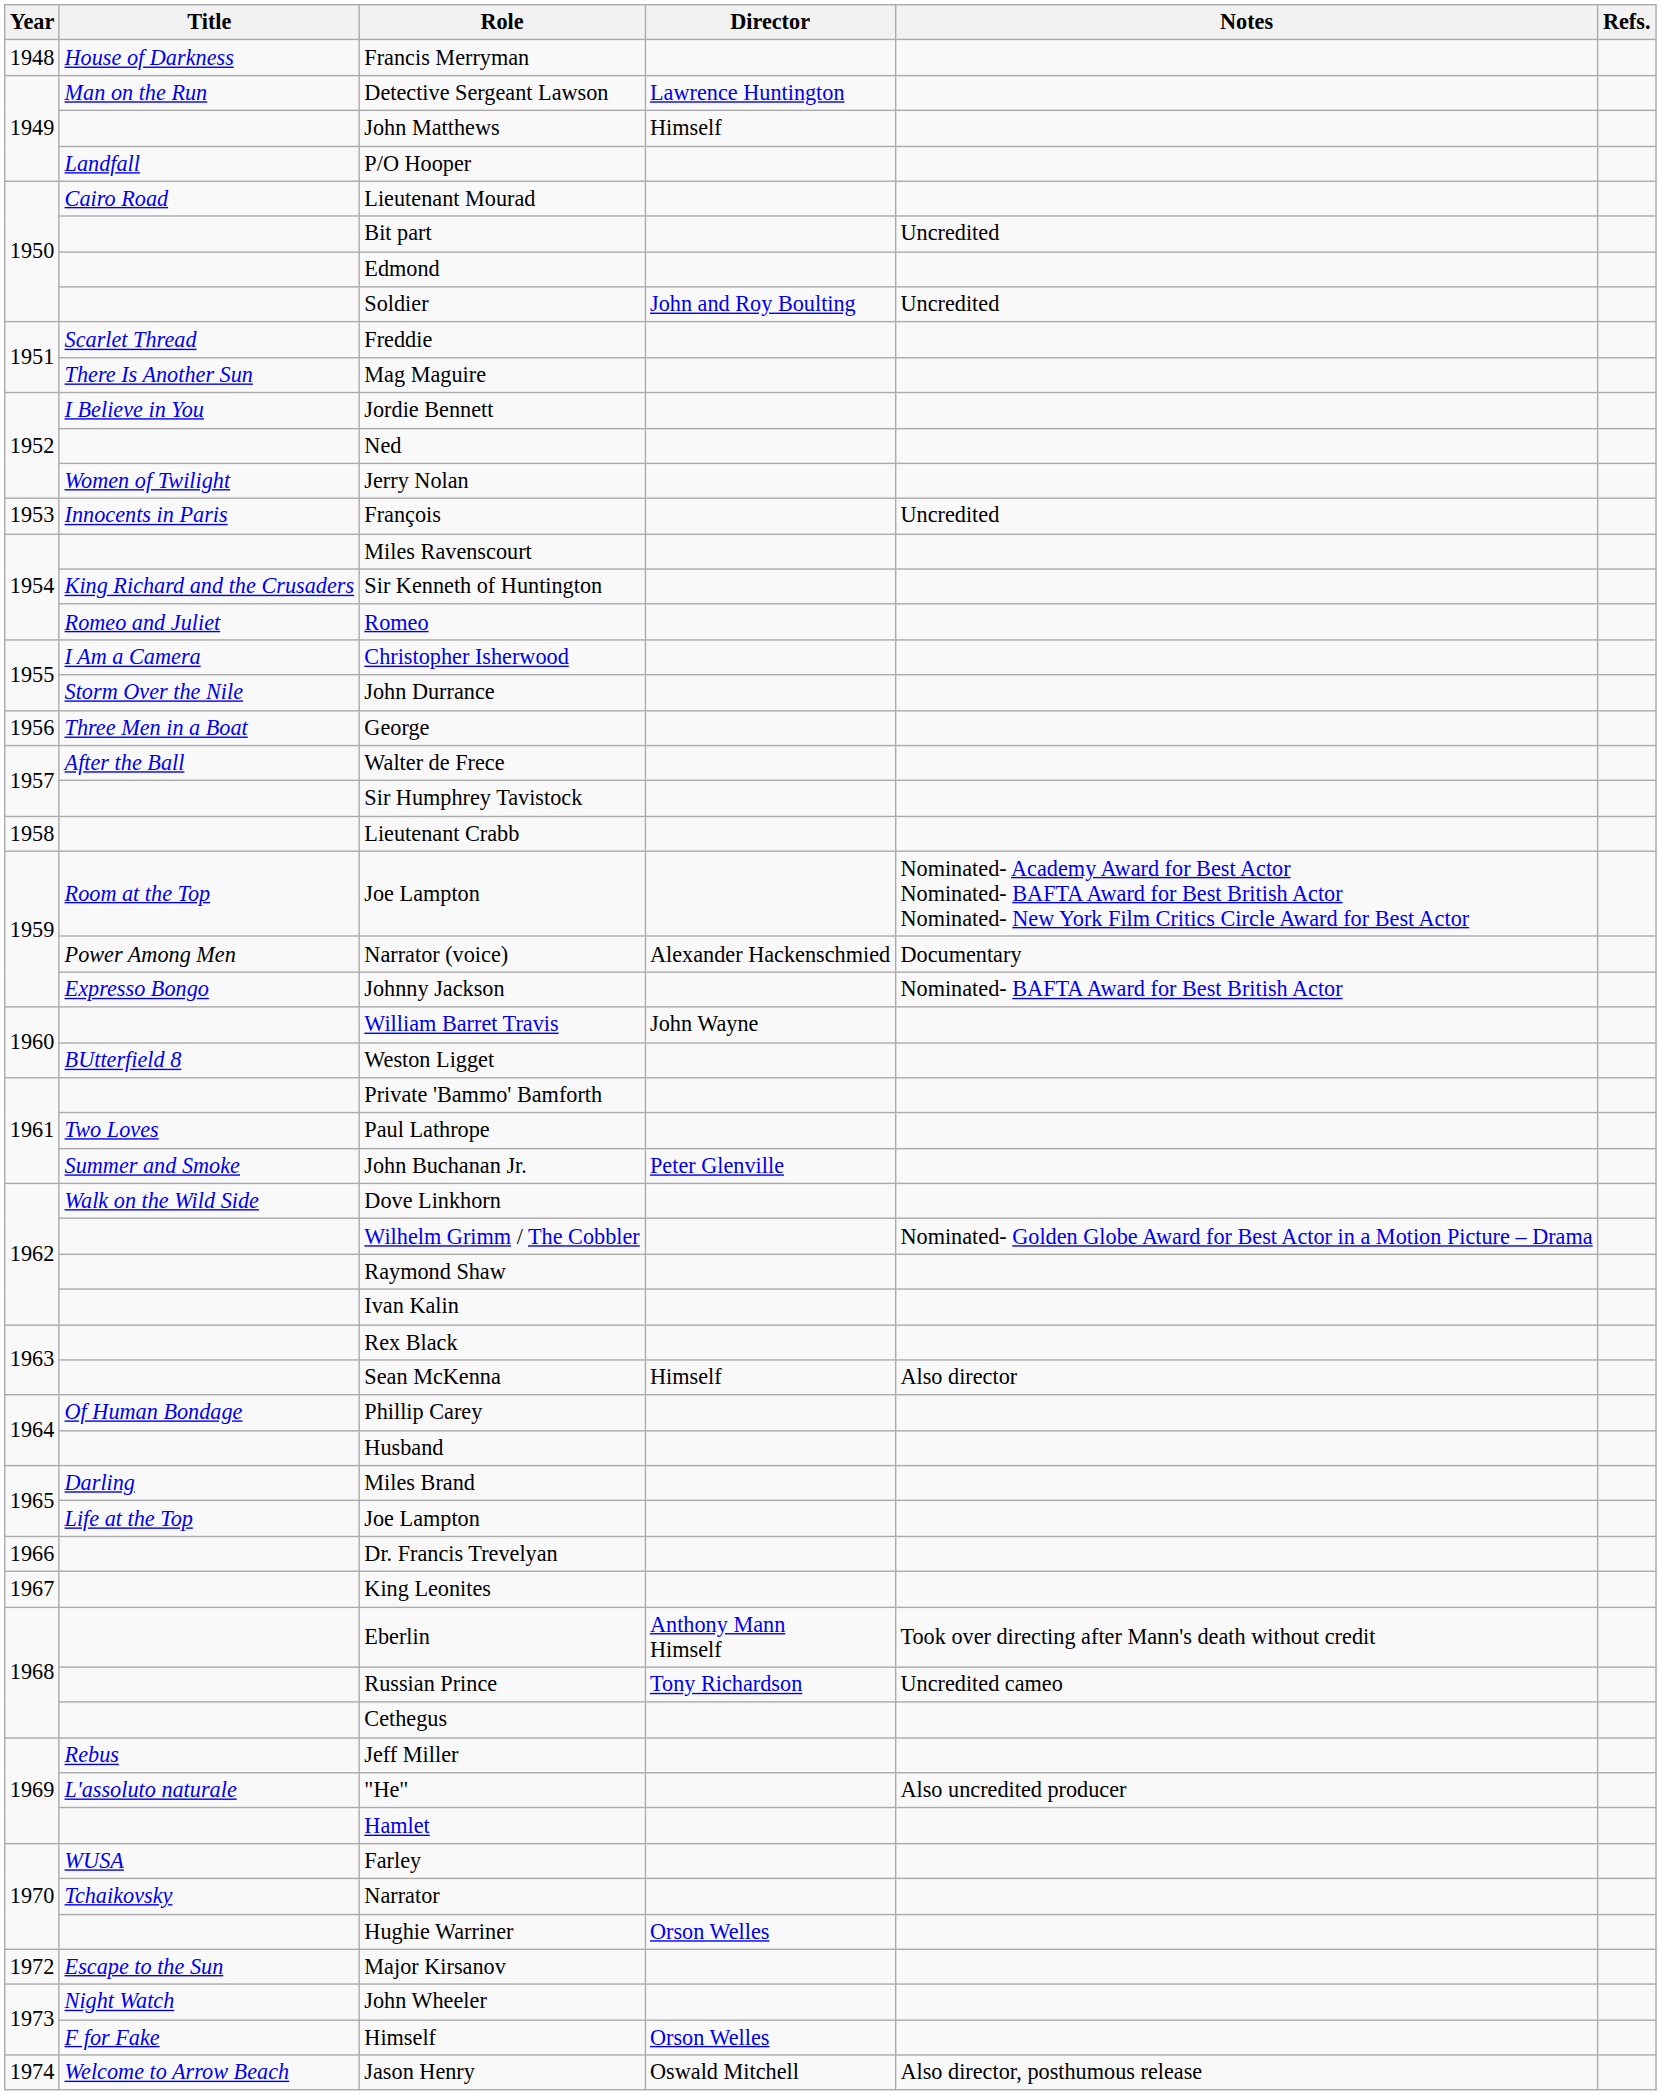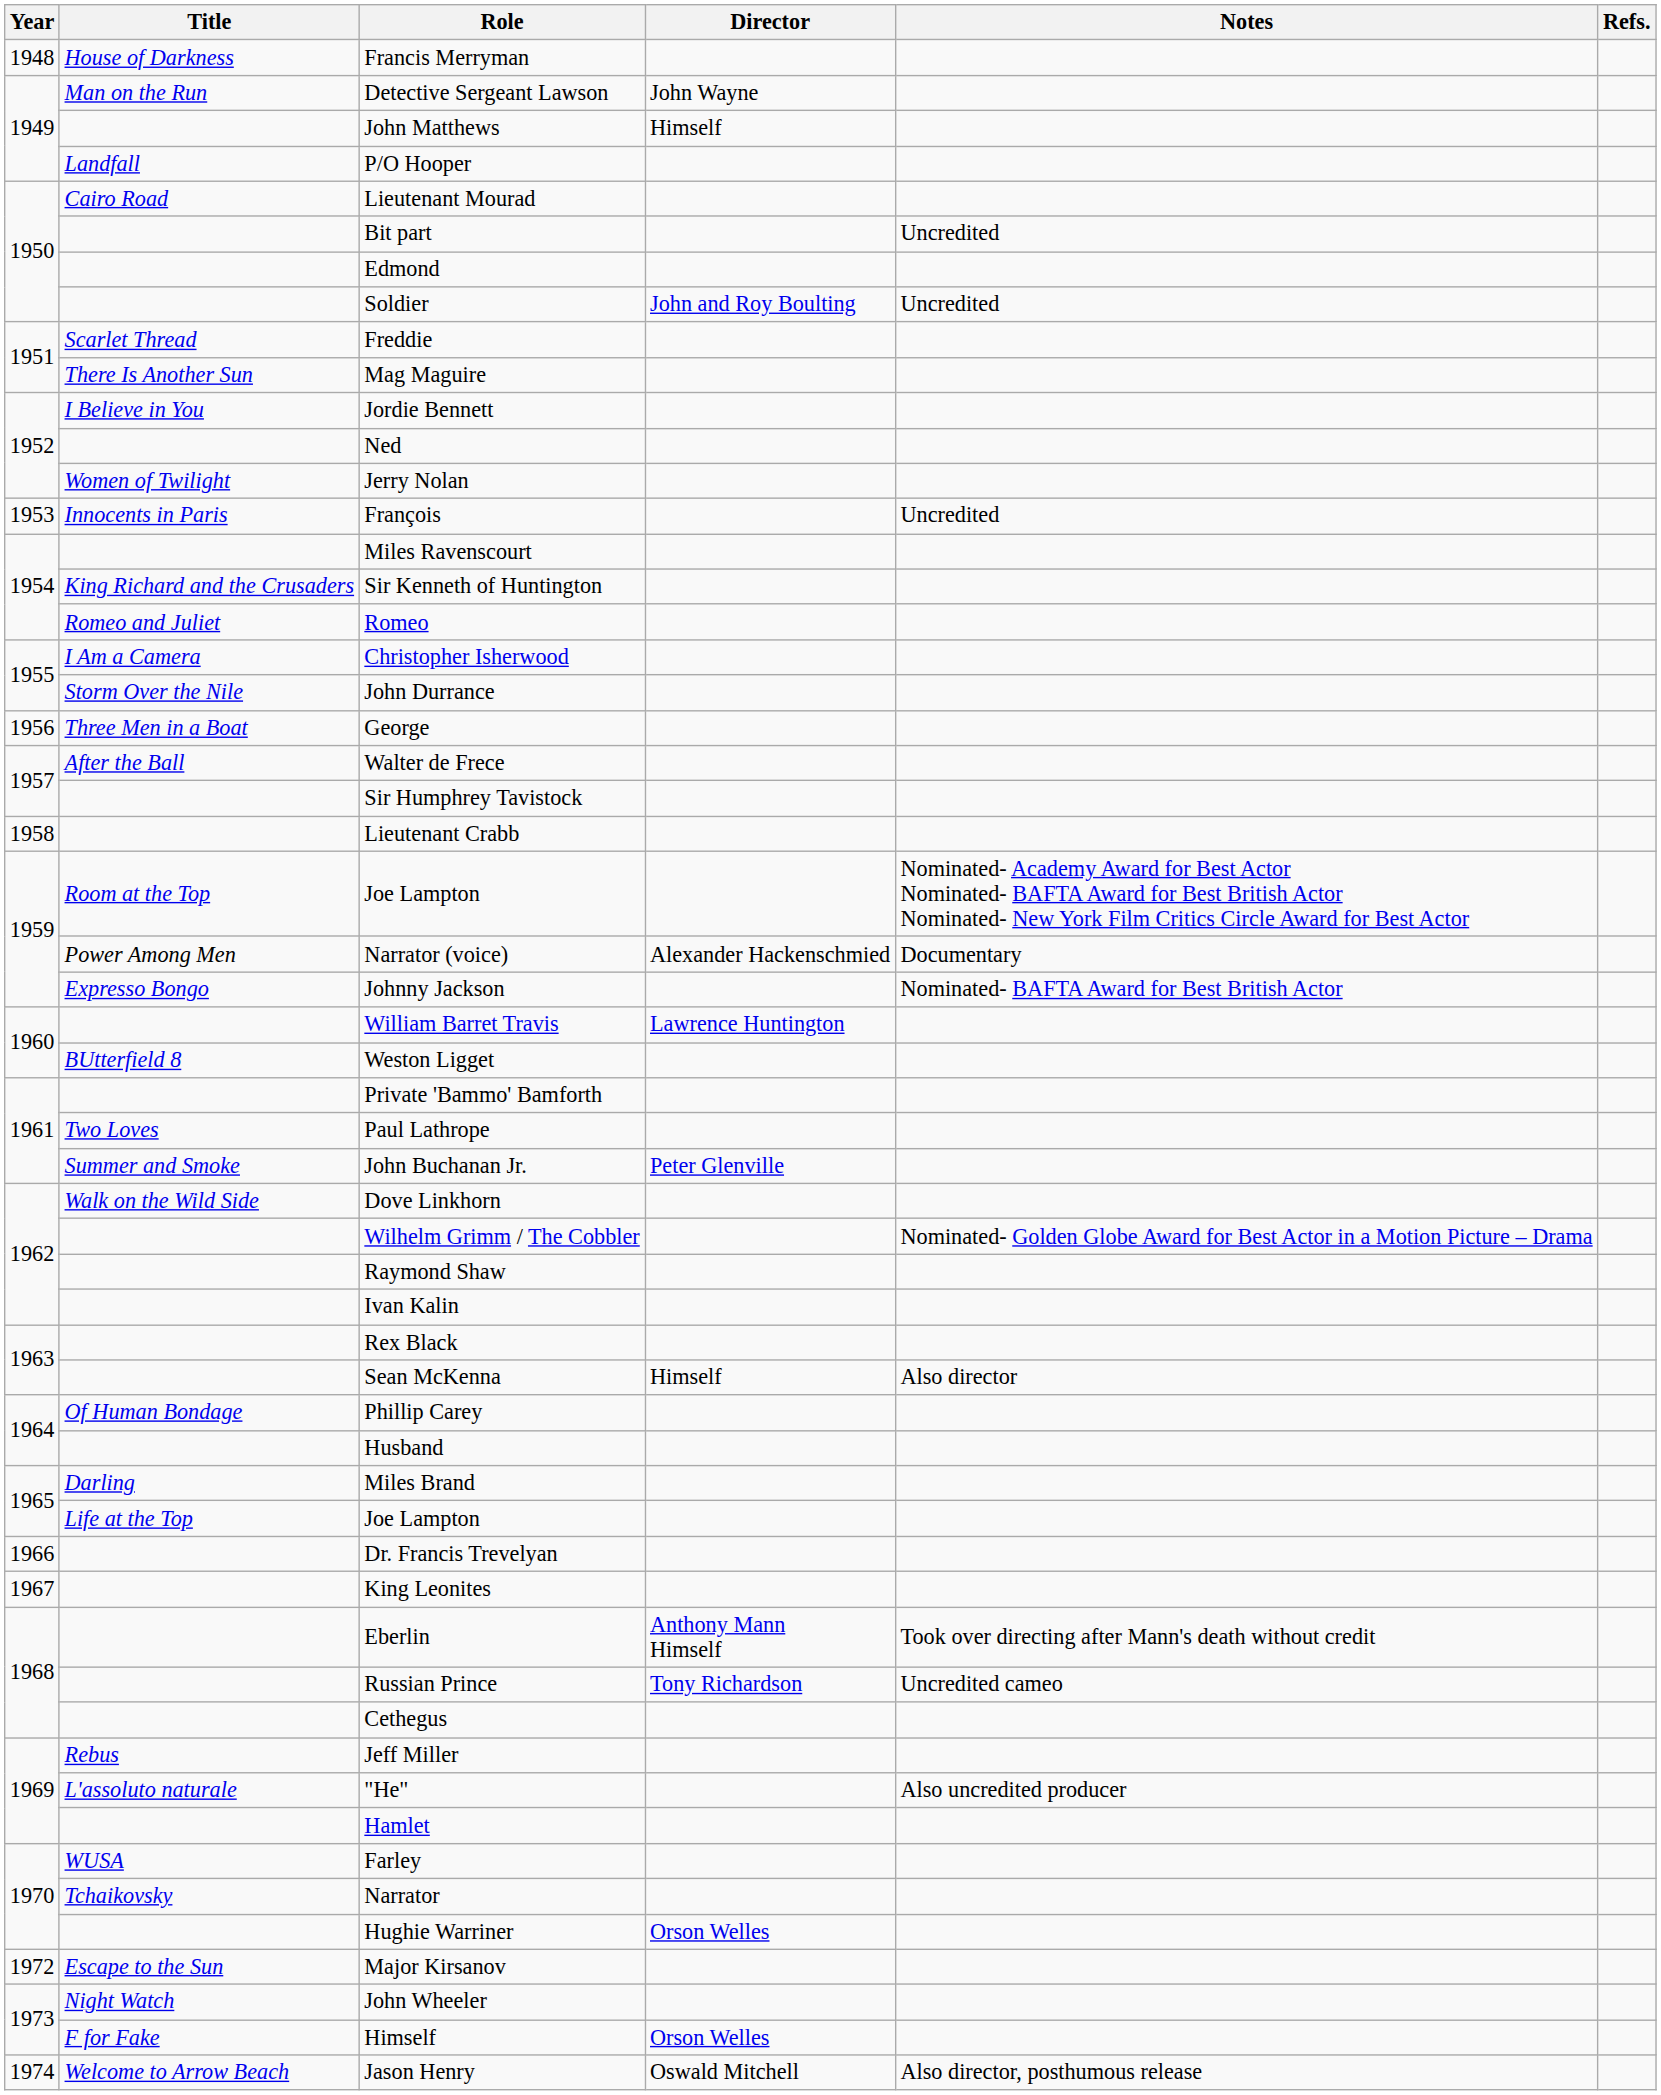(747, 92) Lawrence Huntington -> (704, 92) John Wayne
(704, 1024) John Wayne -> (747, 1024) Lawrence Huntington
